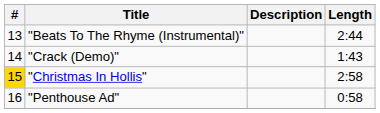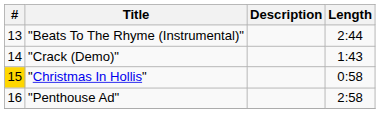(350, 77) 2:58 -> (350, 77) 0:58
(350, 98) 0:58 -> (350, 98) 2:58
